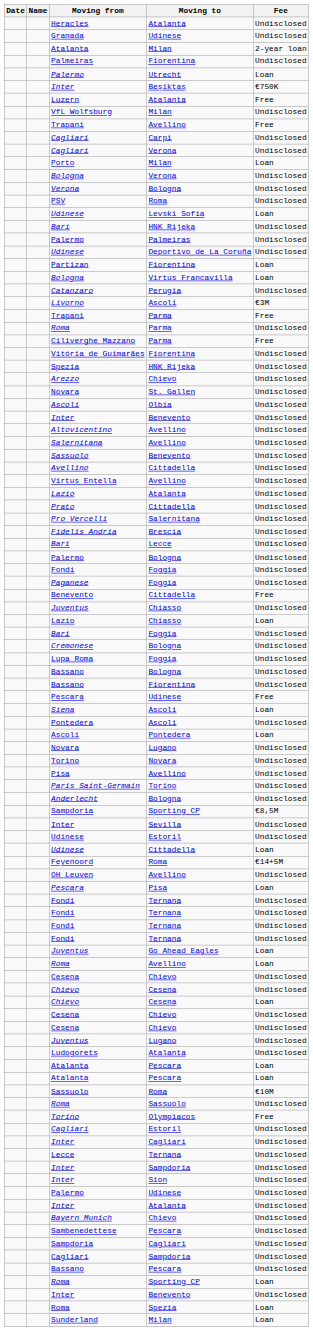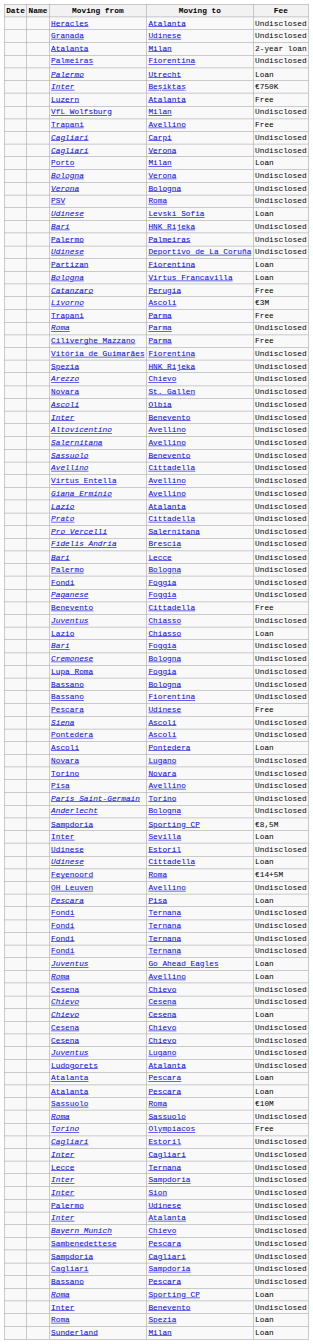(281, 290) Undisclosed -> (264, 290) Free
+ row: (81, 494)
(264, 710) Loan -> (281, 723) Undisclosed
(281, 824) Undisclosed -> (264, 837) Loan
